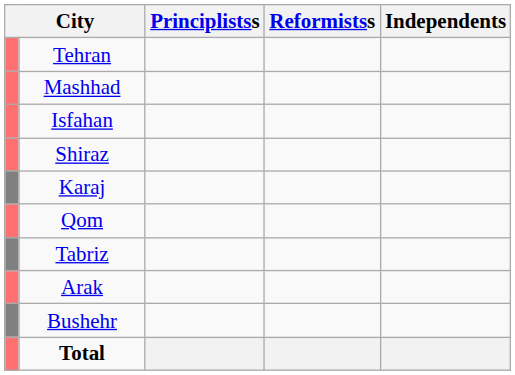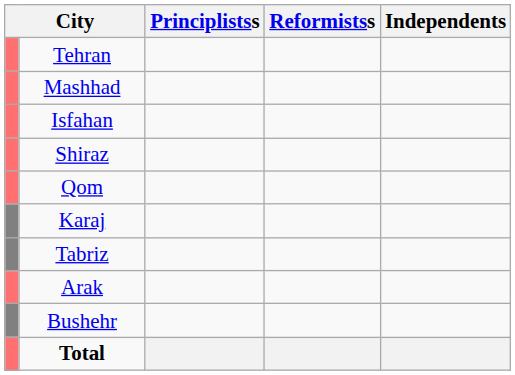rows swapped: (82, 187) <-> (82, 220)
